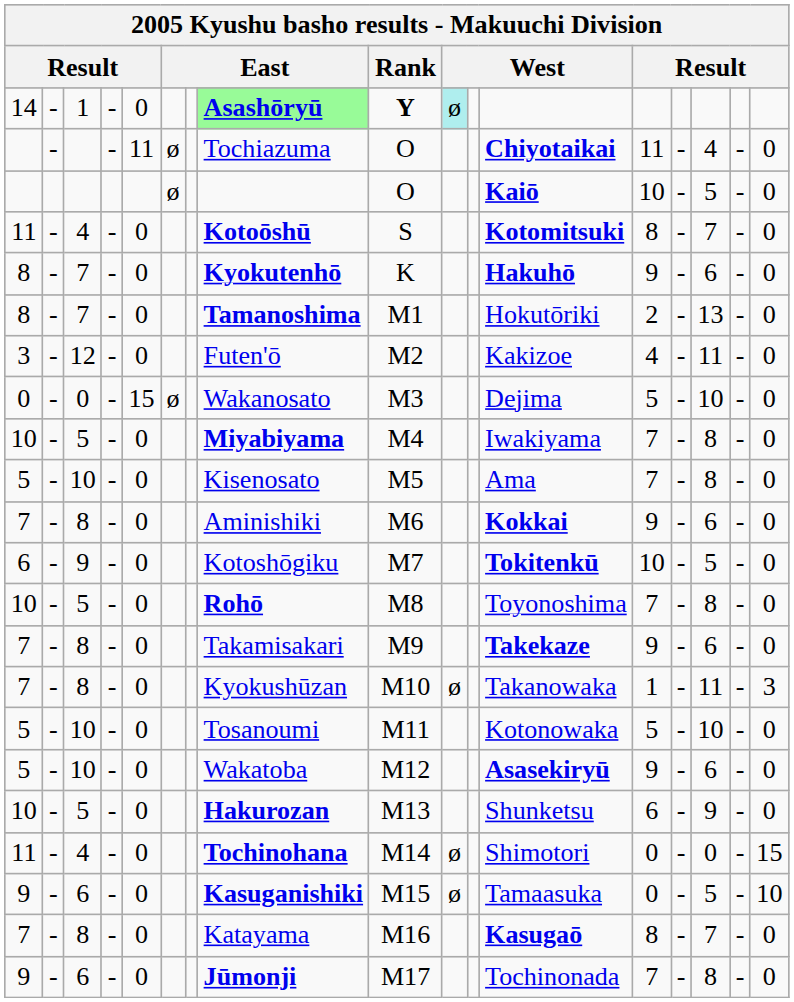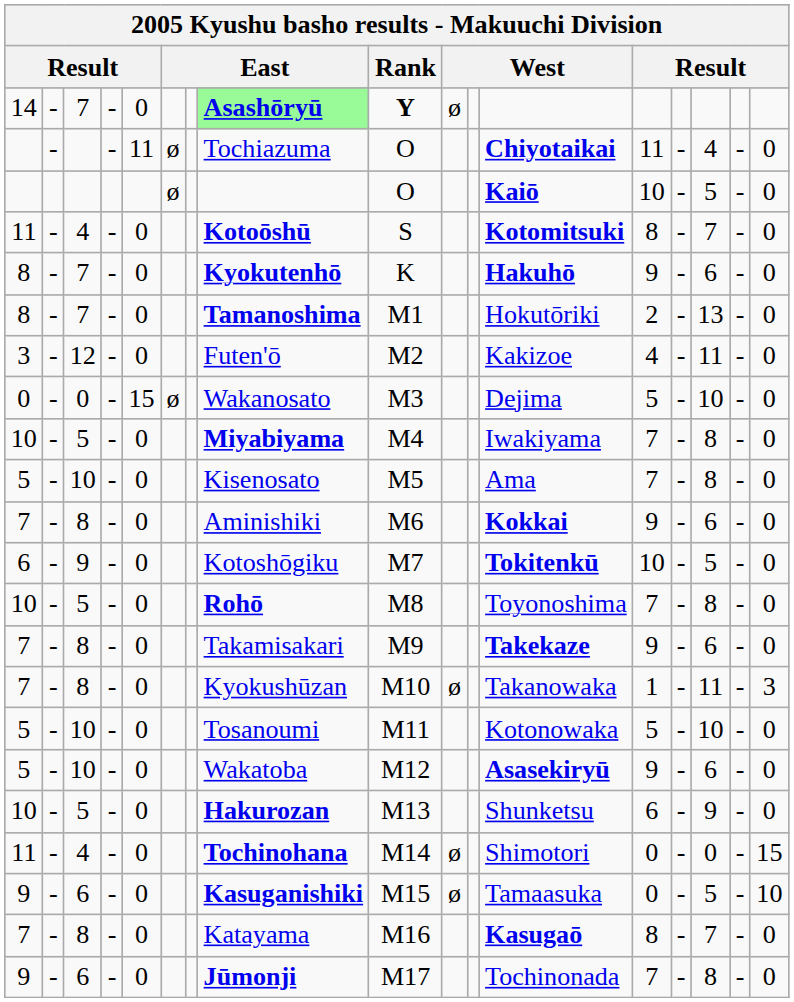(83, 107) 1 -> (83, 107) 7
(455, 107) paleturquoise background -> (455, 107) no background
